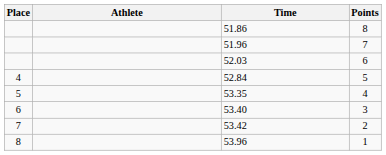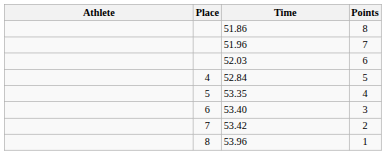columns swapped: (18, 12) <-> (127, 12)
